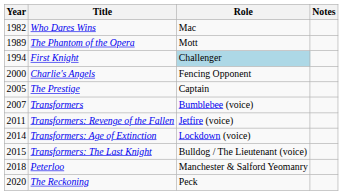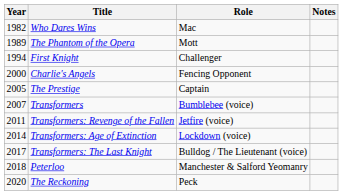(200, 58) lightblue background -> (200, 58) no background
(16, 151) 2015 -> (16, 151) 2017
